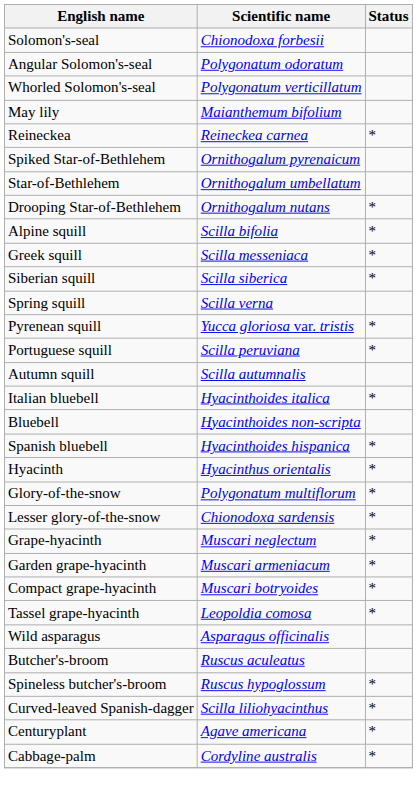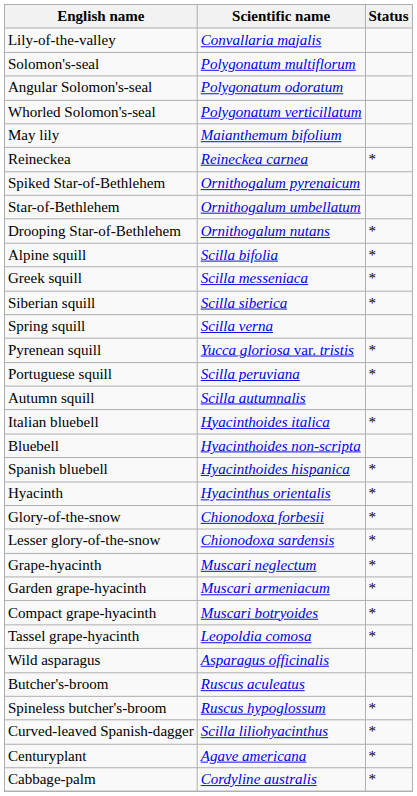+ row: (62, 40)
(262, 40) Chionodoxa forbesii -> (278, 64) Polygonatum multiflorum
(278, 493) Polygonatum multiflorum -> (262, 517) Chionodoxa forbesii
